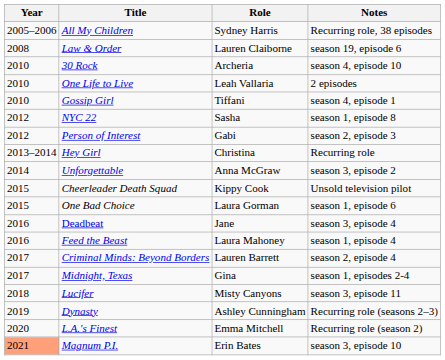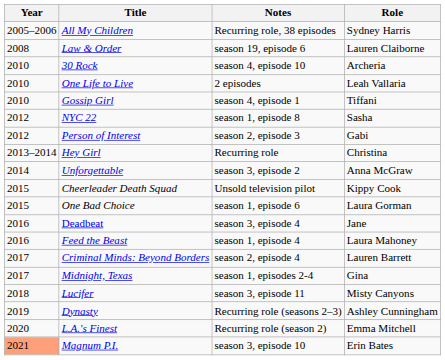columns swapped: (260, 13) <-> (374, 13)
